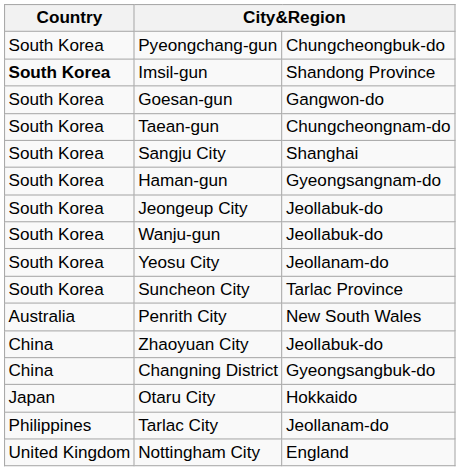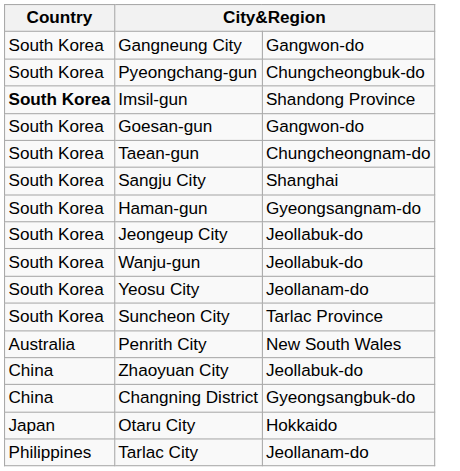+ row: (180, 45)
- row: (199, 452)
